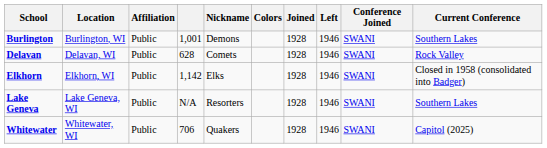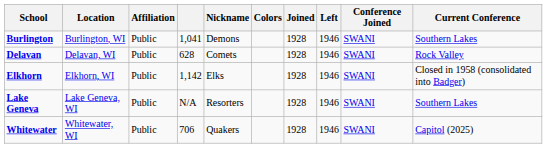(190, 39) 1,001 -> (190, 39) 1,041
